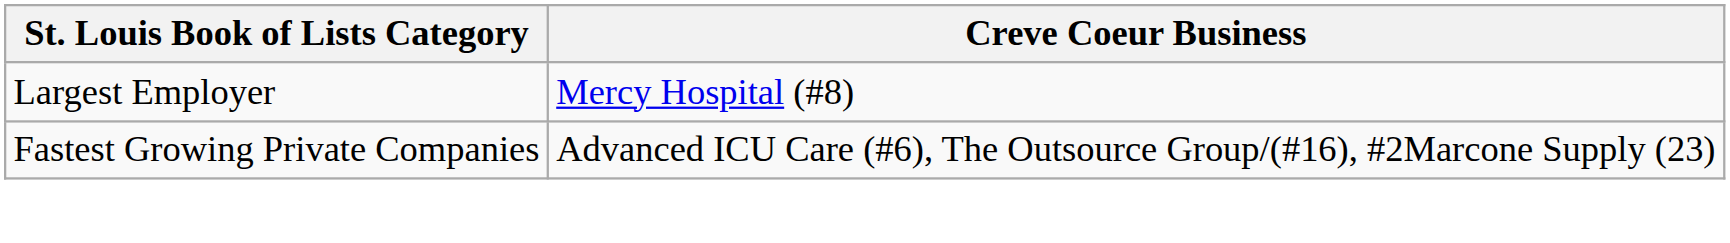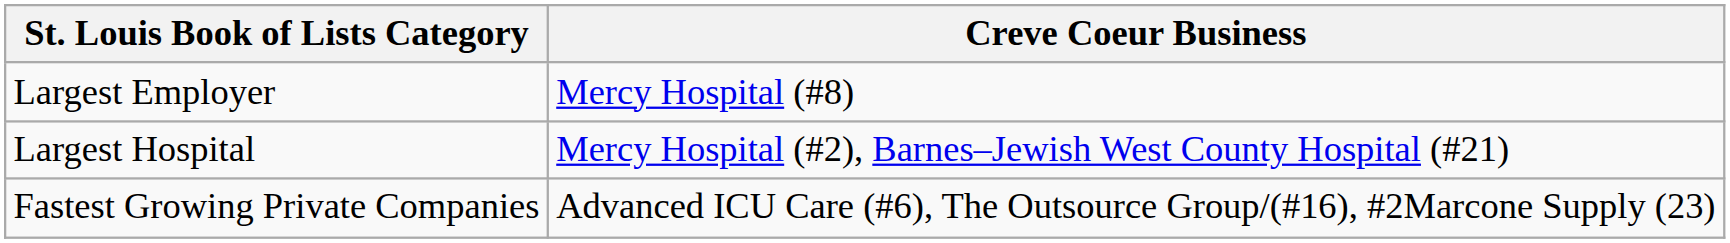+ row: (134, 149)
